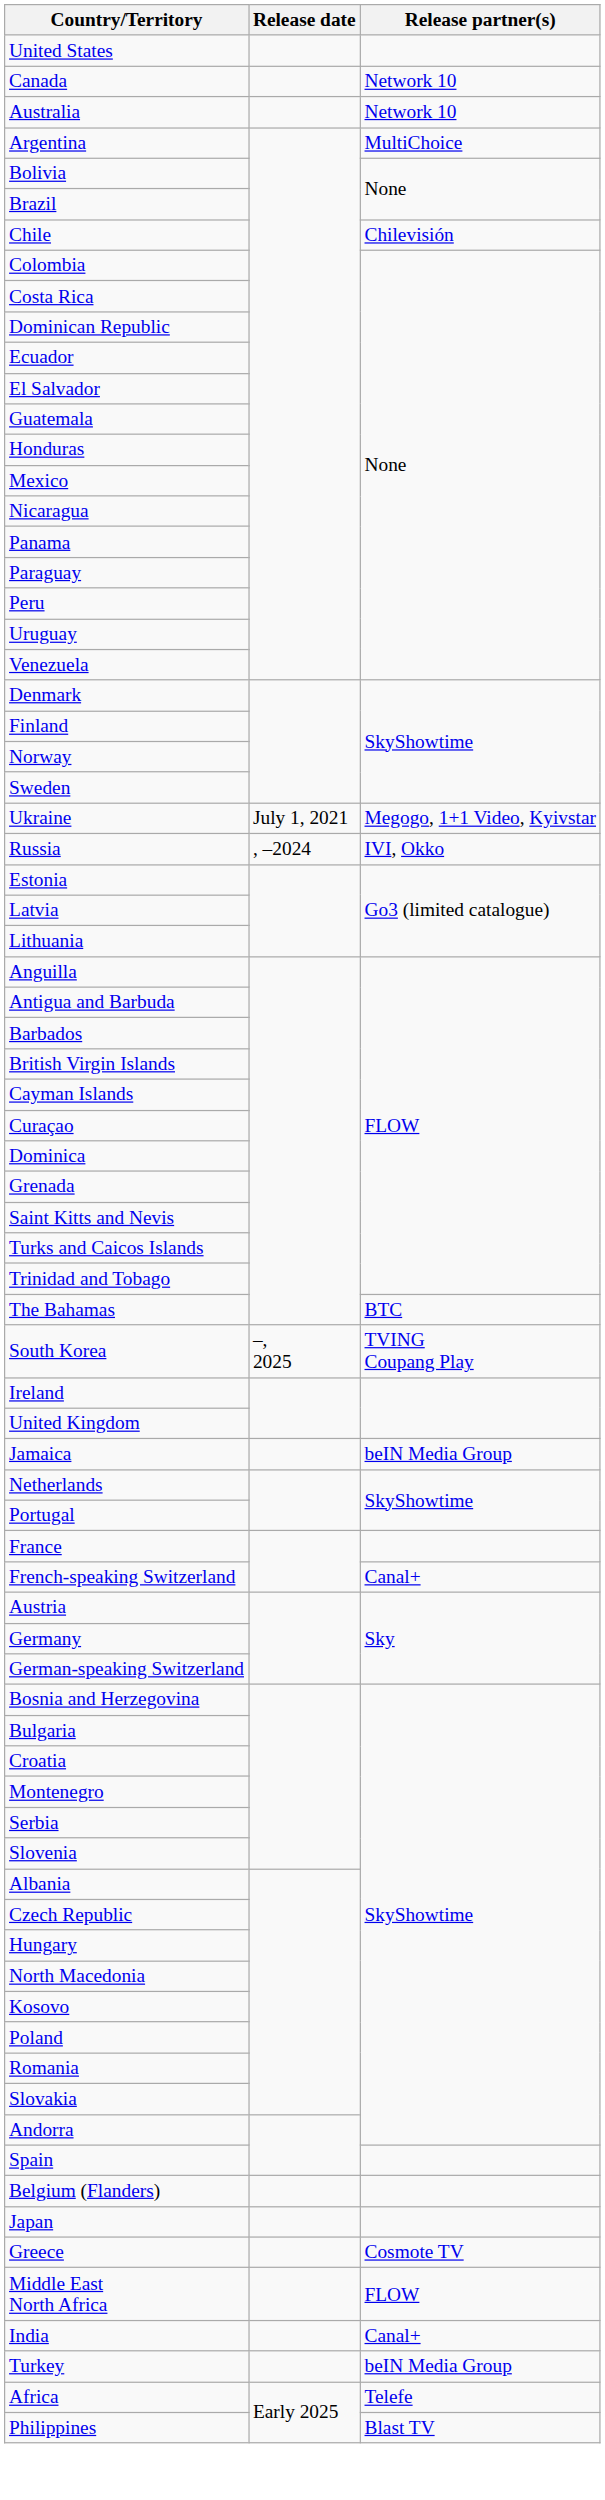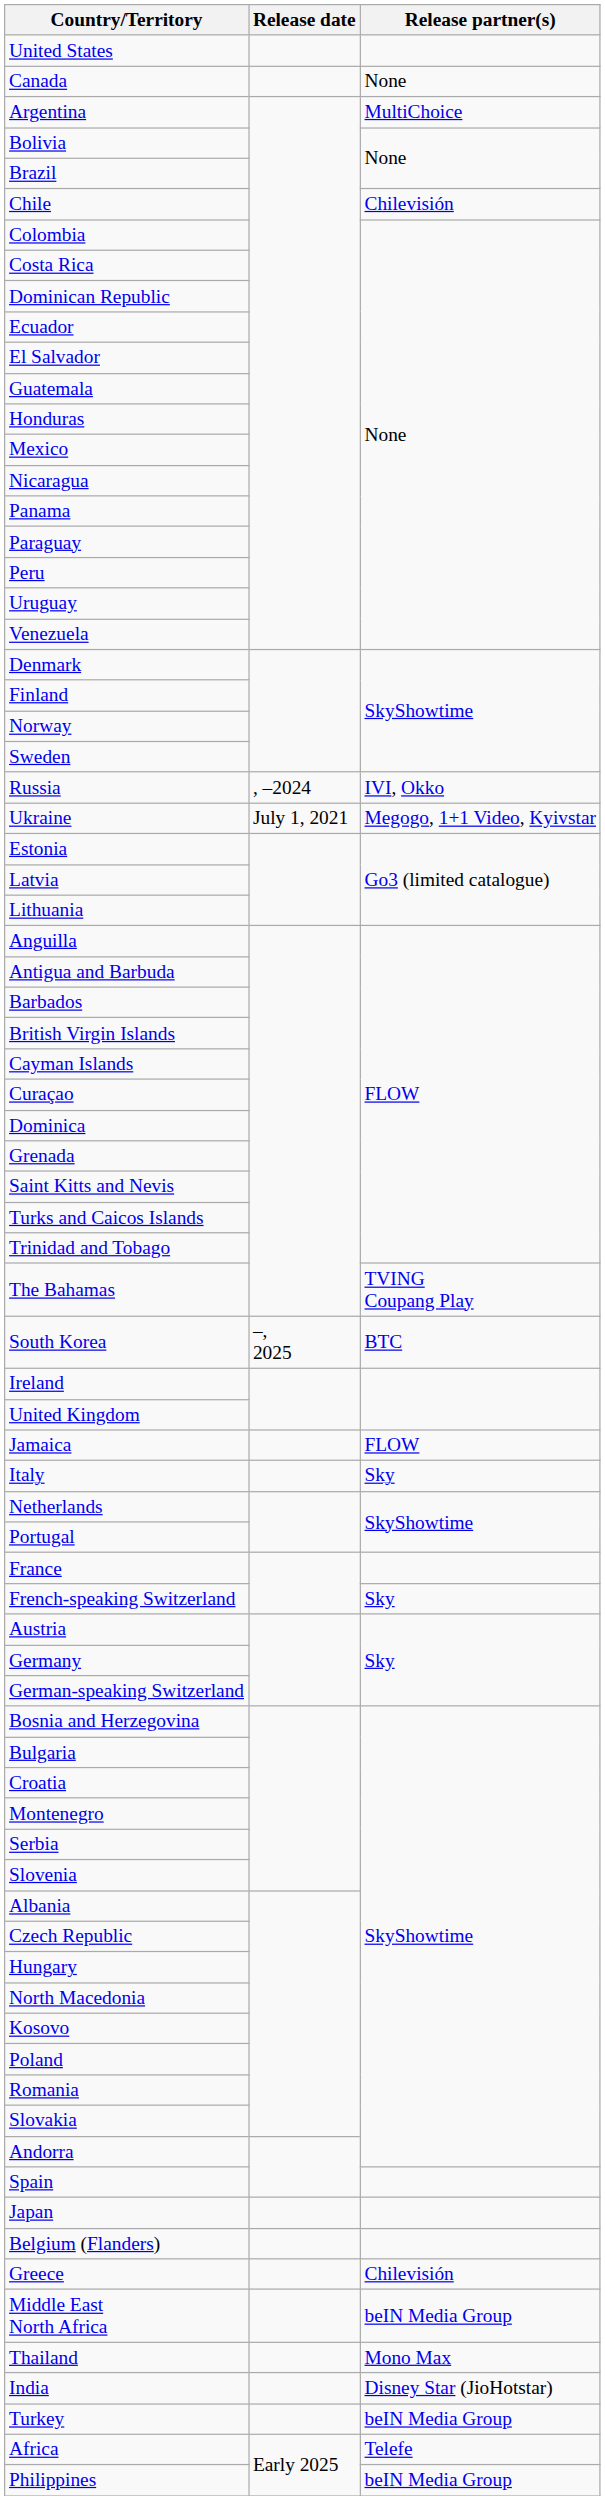(410, 81) Network 10 -> (385, 81) None
- row: (45, 111)
rows swapped: (35, 848) <-> (40, 818)
(383, 1309) BTC -> (419, 1289) TVING Coupang Play
(419, 1351) TVING Coupang Play -> (383, 1342) BTC
(438, 1454) beIN Media Group -> (392, 1445) FLOW
+ row: (27, 1475)
(393, 1576) Canal+ -> (380, 1598) Sky
rows swapped: (31, 2221) <-> (85, 2190)
(414, 2252) Cosmote TV -> (409, 2274) Chilevisión
(392, 2293) FLOW -> (438, 2315) beIN Media Group
+ row: (43, 2357)
(393, 2335) Canal+ -> (459, 2387) Disney Star (JioHotstar)
(400, 2427) Blast TV -> (438, 2480) beIN Media Group
